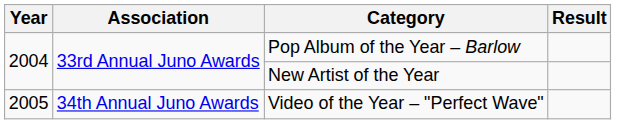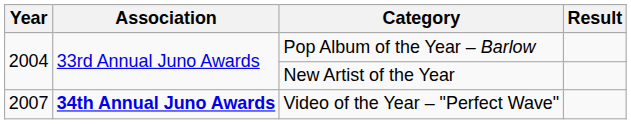(29, 103) 2005 -> (29, 103) 2007
(158, 103) normal -> (166, 103) bold
